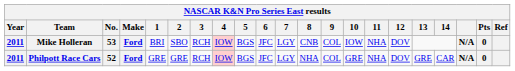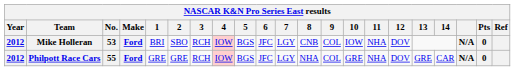(15, 42) 2011 -> (15, 42) 2012
(15, 58) 2011 -> (15, 58) 2012
(111, 58) 52 -> (111, 58) 55
